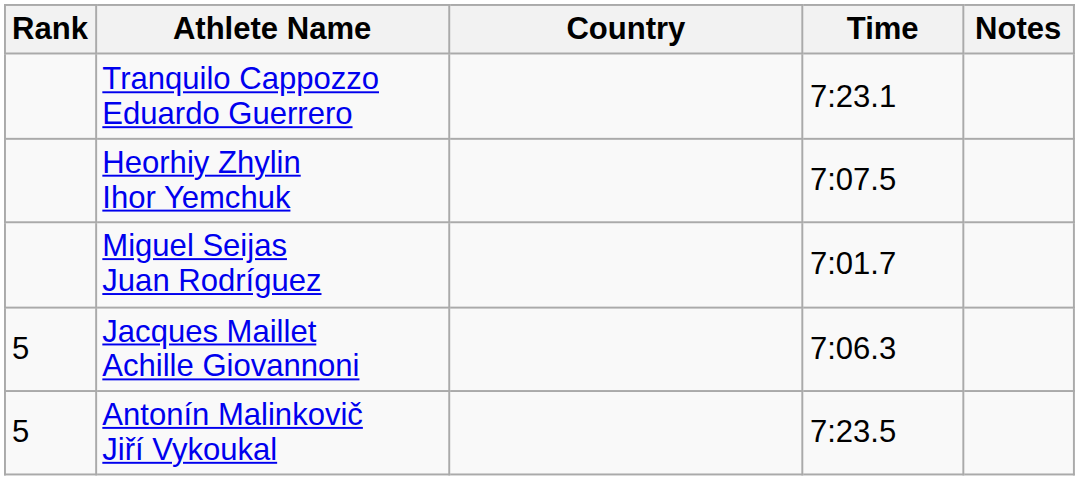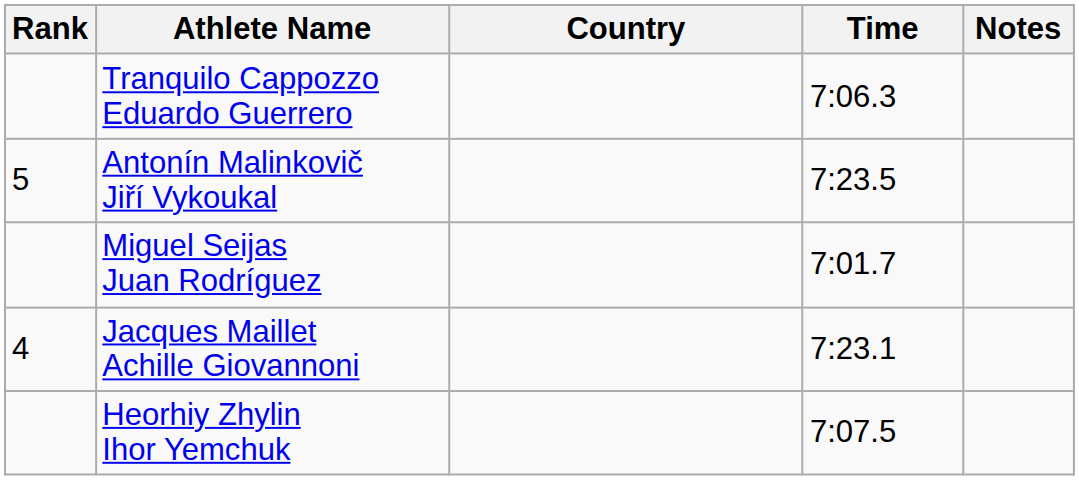(853, 95) 7:23.1 -> (853, 95) 7:06.3
rows swapped: (202, 179) <-> (233, 432)
(21, 348) 5 -> (21, 348) 4
(853, 348) 7:06.3 -> (853, 348) 7:23.1
